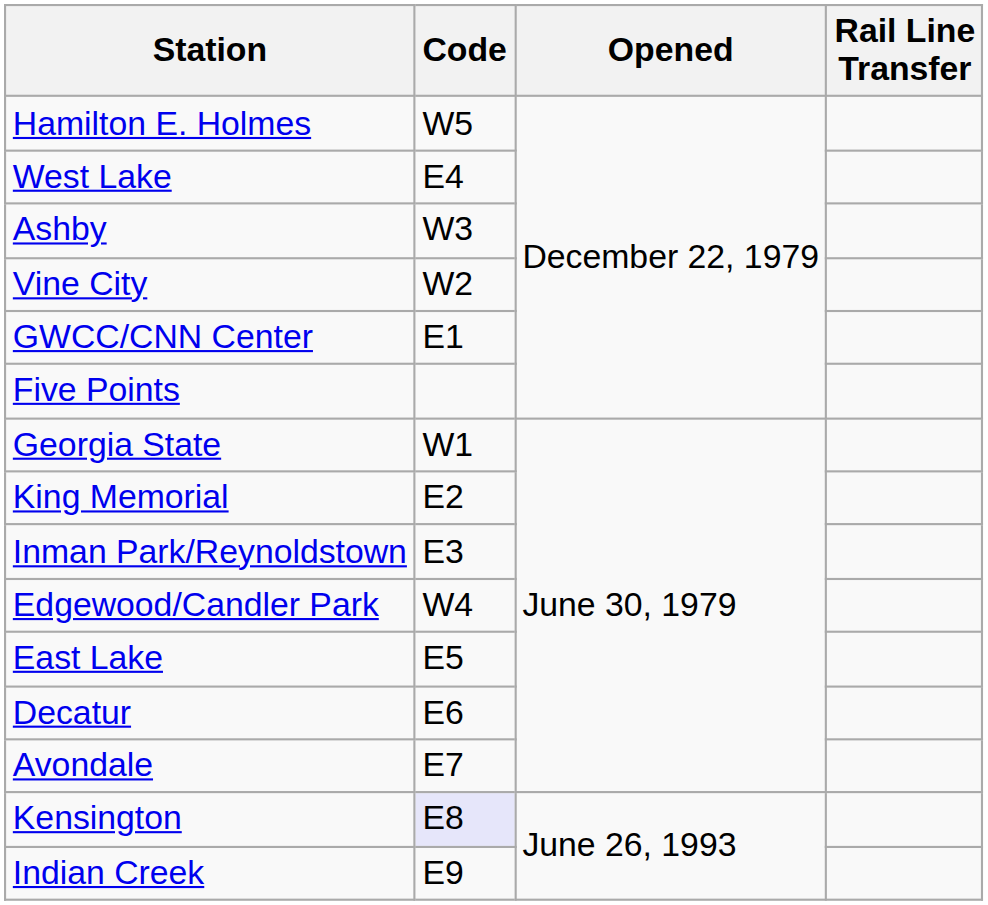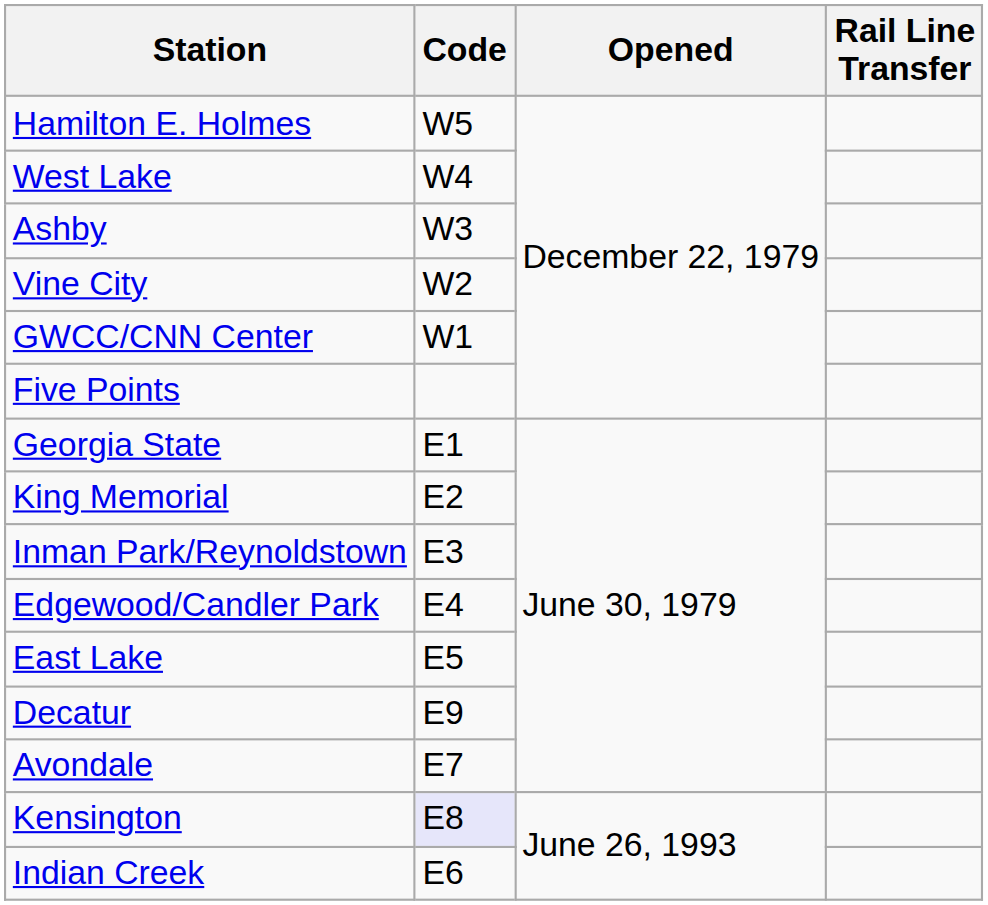(443, 176) E4 -> (448, 176) W4
(443, 336) E1 -> (448, 336) W1
(448, 444) W1 -> (443, 444) E1
(448, 604) W4 -> (443, 604) E4
(443, 711) E6 -> (443, 711) E9
(443, 872) E9 -> (443, 872) E6
